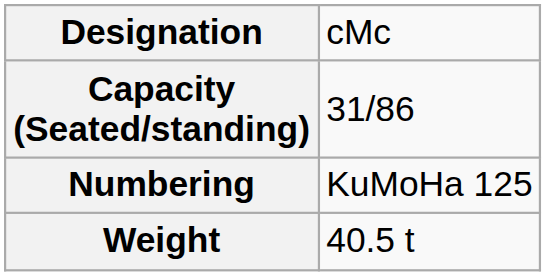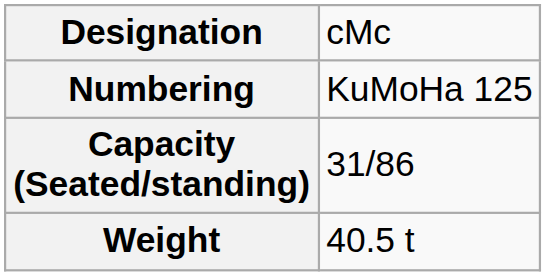rows swapped: (162, 184) <-> (162, 108)
